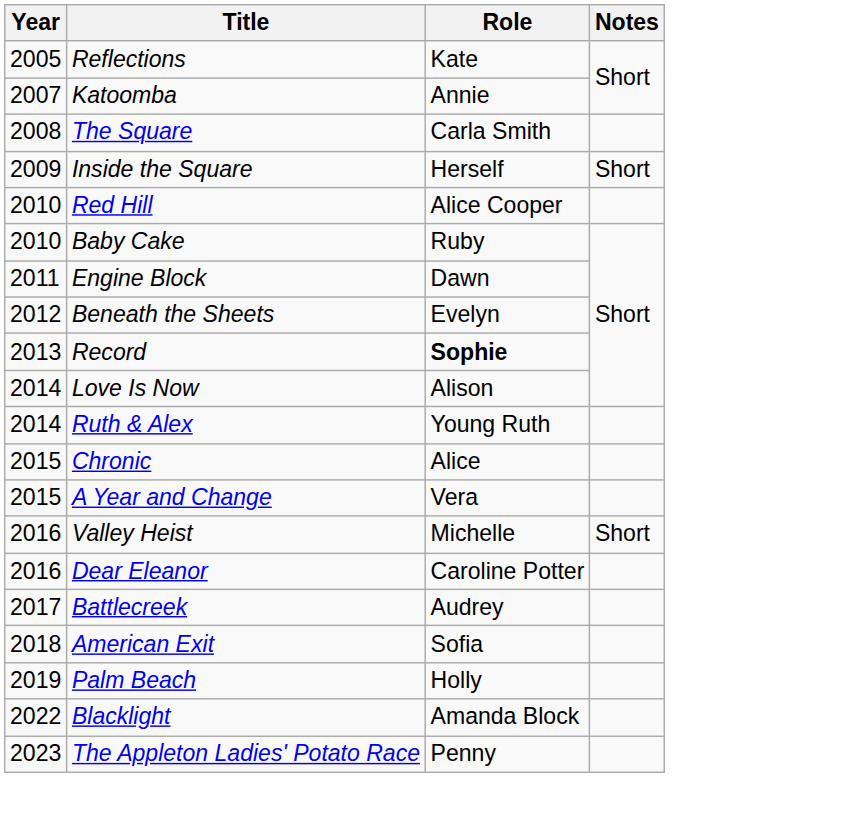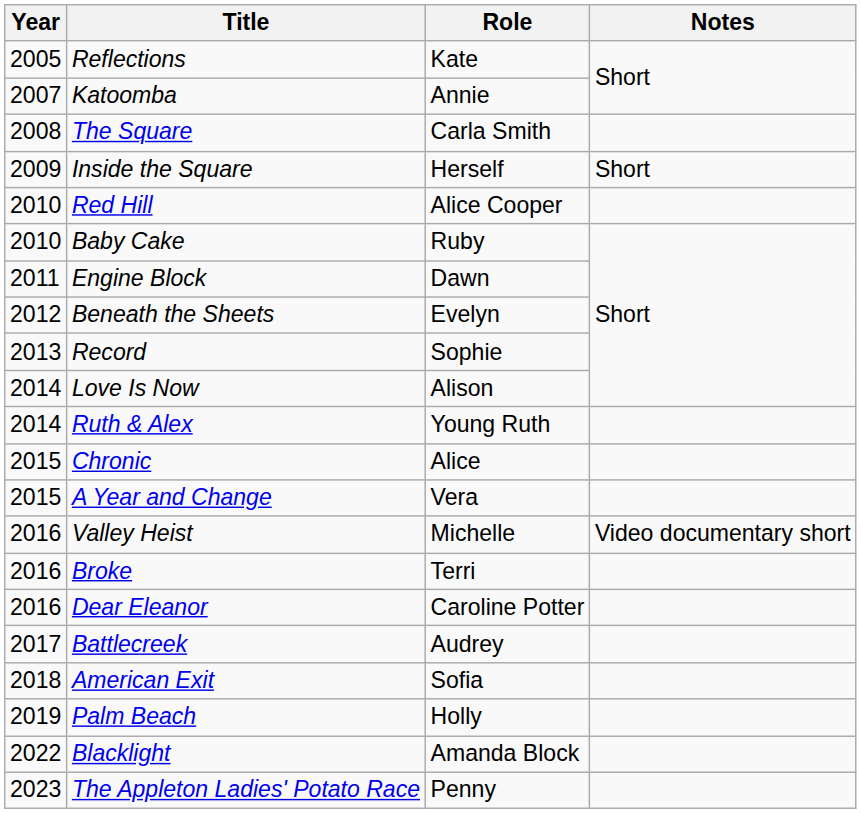(469, 351) bold -> (466, 351) normal
(622, 534) Short -> (723, 534) Video documentary short
+ row: (102, 570)
